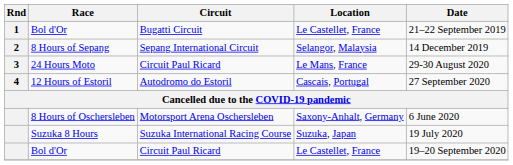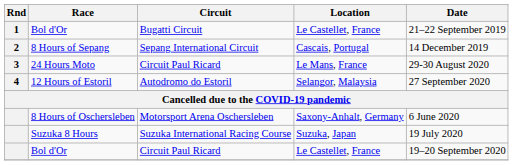(336, 47) Selangor, Malaysia -> (333, 47) Cascais, Portugal
(333, 81) Cascais, Portugal -> (336, 81) Selangor, Malaysia
